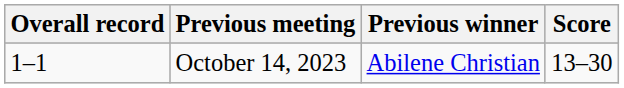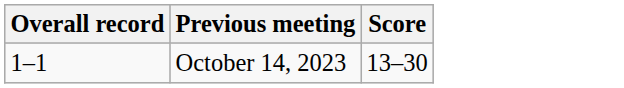- column: (453, 23)
